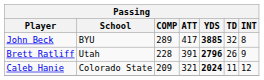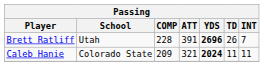- row: (30, 40)
(212, 54) 2796 -> (212, 40) 2696
(244, 54) 9 -> (244, 40) 7
(246, 68) 12 -> (246, 54) 11
